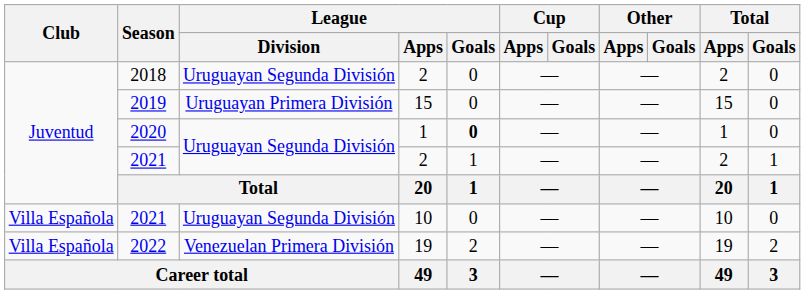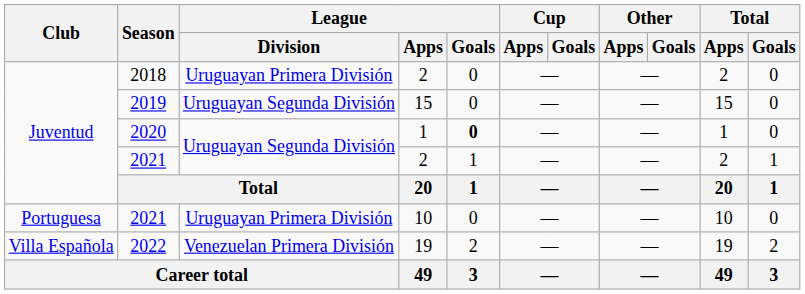(289, 75) Uruguayan Segunda División -> (289, 75) Uruguayan Primera División
(289, 103) Uruguayan Primera División -> (289, 103) Uruguayan Segunda División
(61, 217) Villa Española -> (61, 217) Portuguesa
(289, 217) Uruguayan Segunda División -> (289, 217) Uruguayan Primera División
